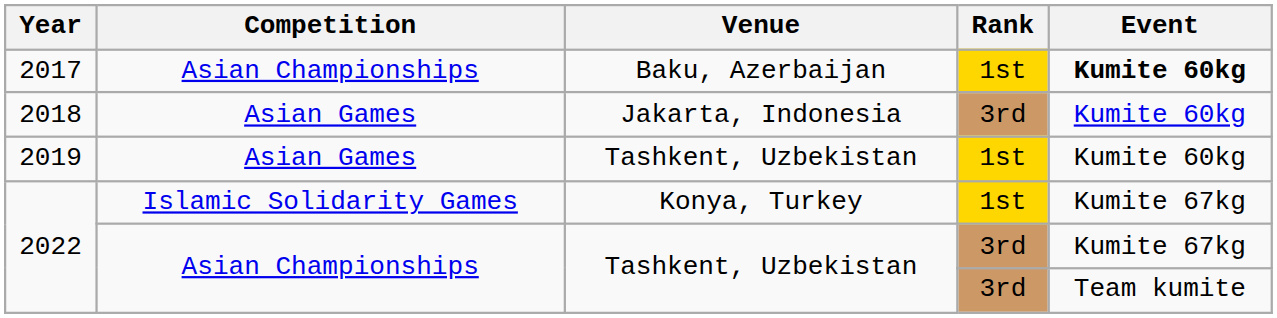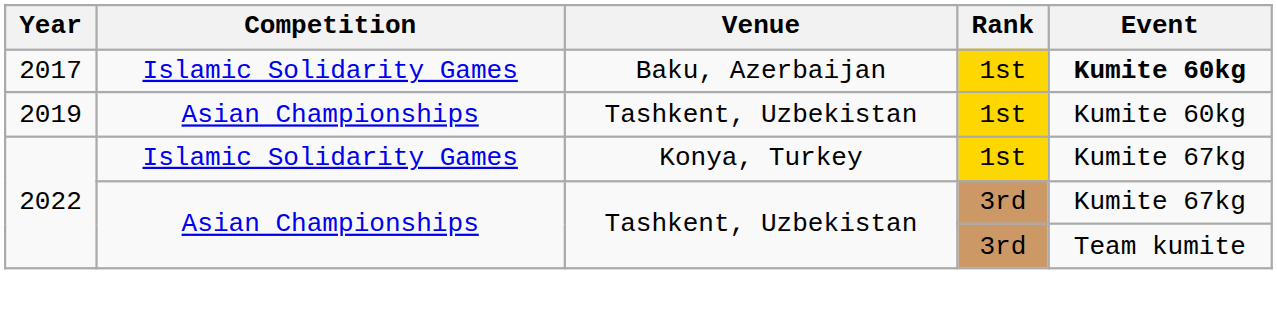(330, 71) Asian Championships -> (330, 71) Islamic Solidarity Games
- row: (51, 114)
(330, 158) Asian Games -> (330, 114) Asian Championships
